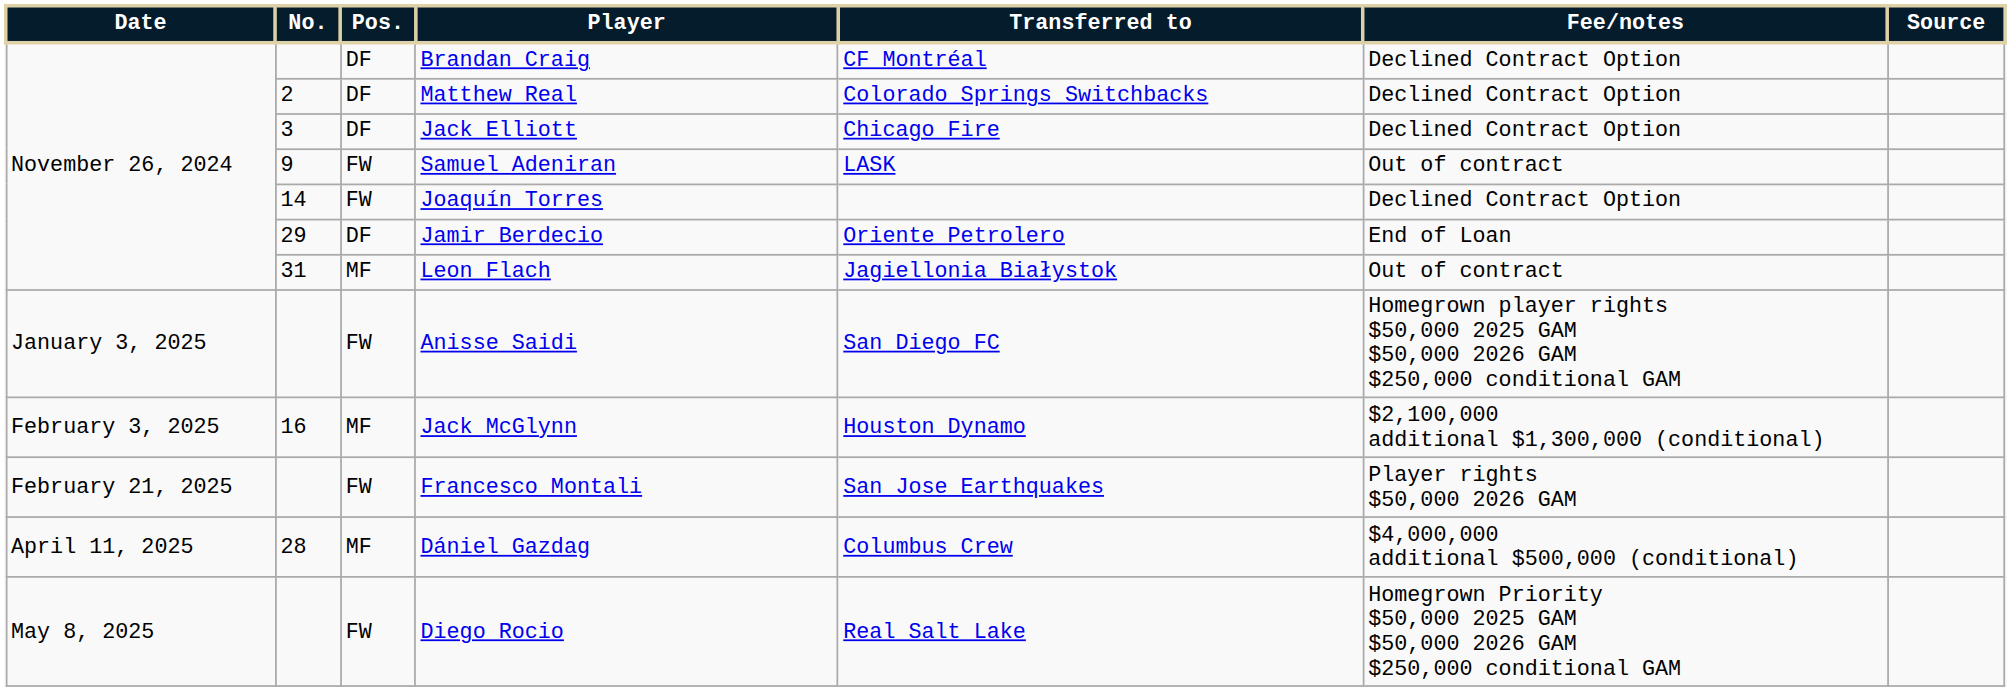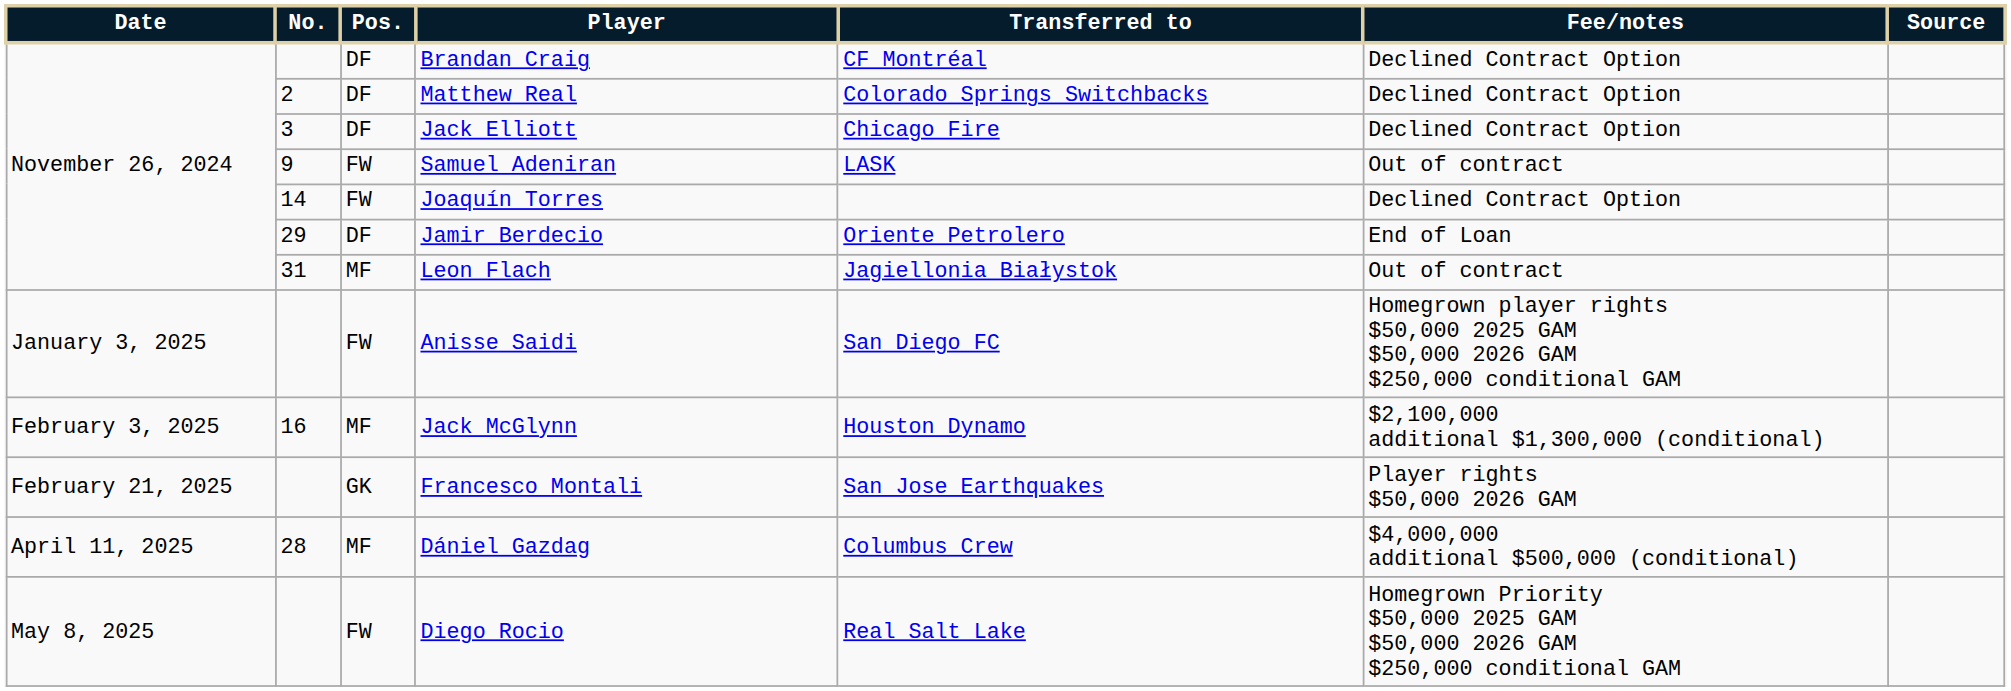(359, 488) FW -> (359, 488) GK
